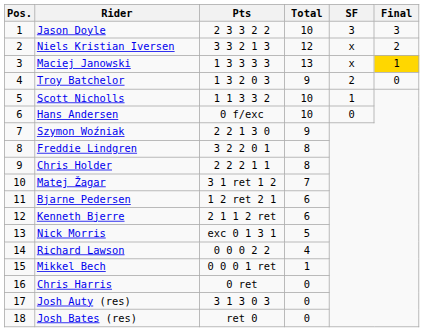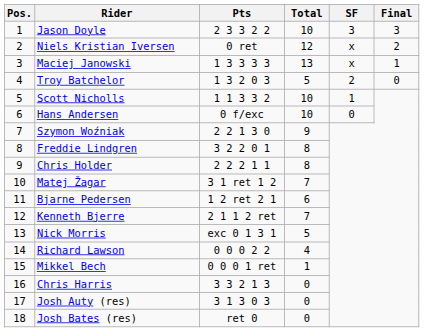(242, 47) 3 3 2 1 3 -> (242, 47) 0 ret
(397, 64) gold background -> (397, 64) no background
(307, 81) 9 -> (307, 81) 5
(307, 216) 6 -> (307, 216) 7
(242, 284) 0 ret -> (242, 284) 3 3 2 1 3
